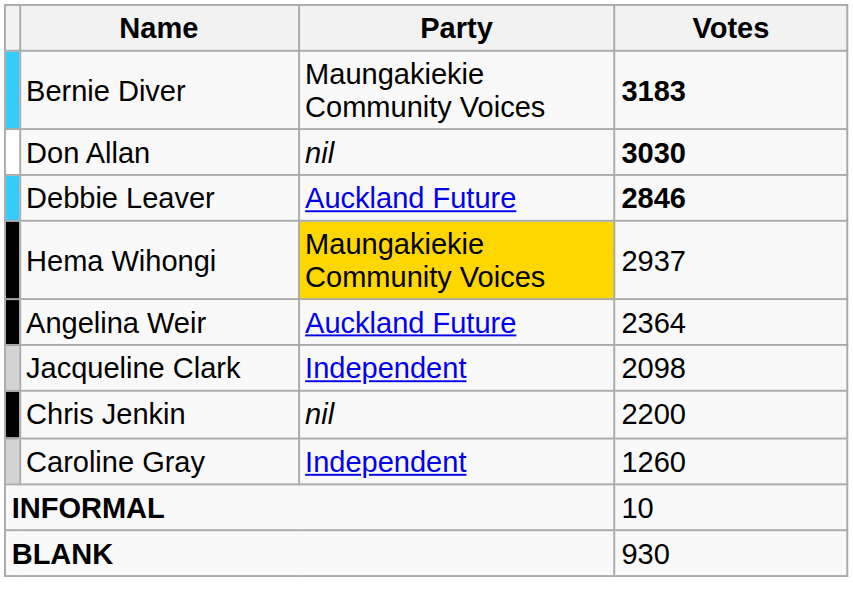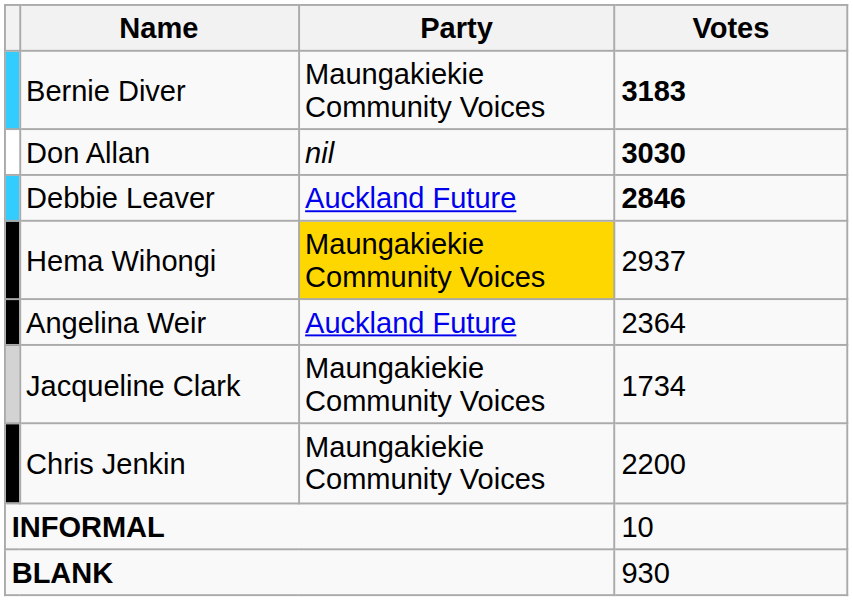(386, 369) Independent -> (425, 385) Maungakiekie Community Voices
(654, 369) 2098 -> (654, 385) 1734
(320, 415) nil -> (425, 463) Maungakiekie Community Voices
- row: (116, 461)
